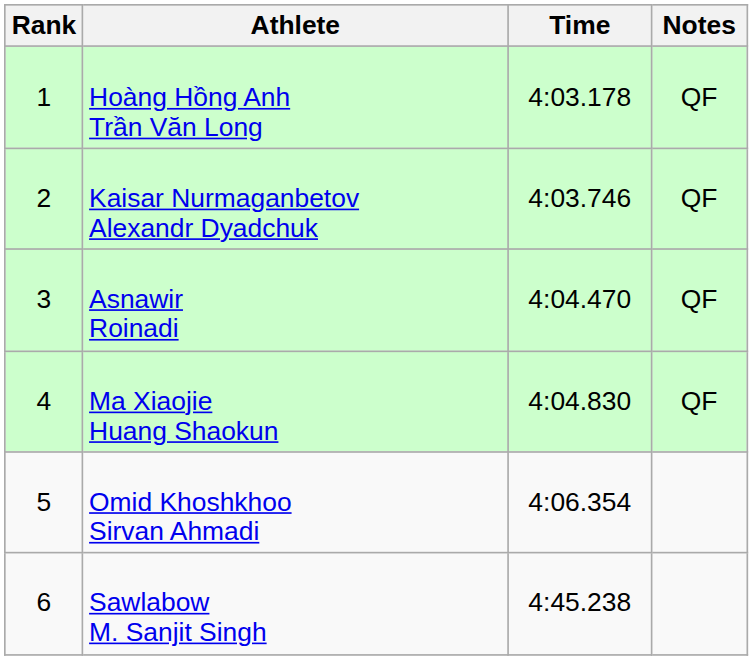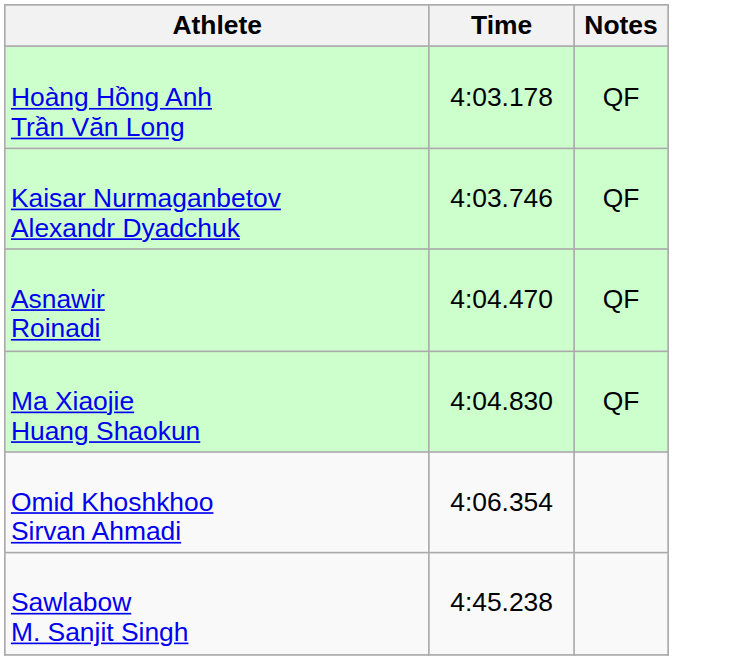- column: (44, 25)
